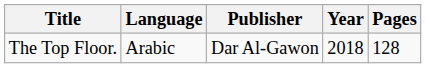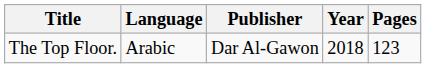(386, 47) 128 -> (386, 47) 123
